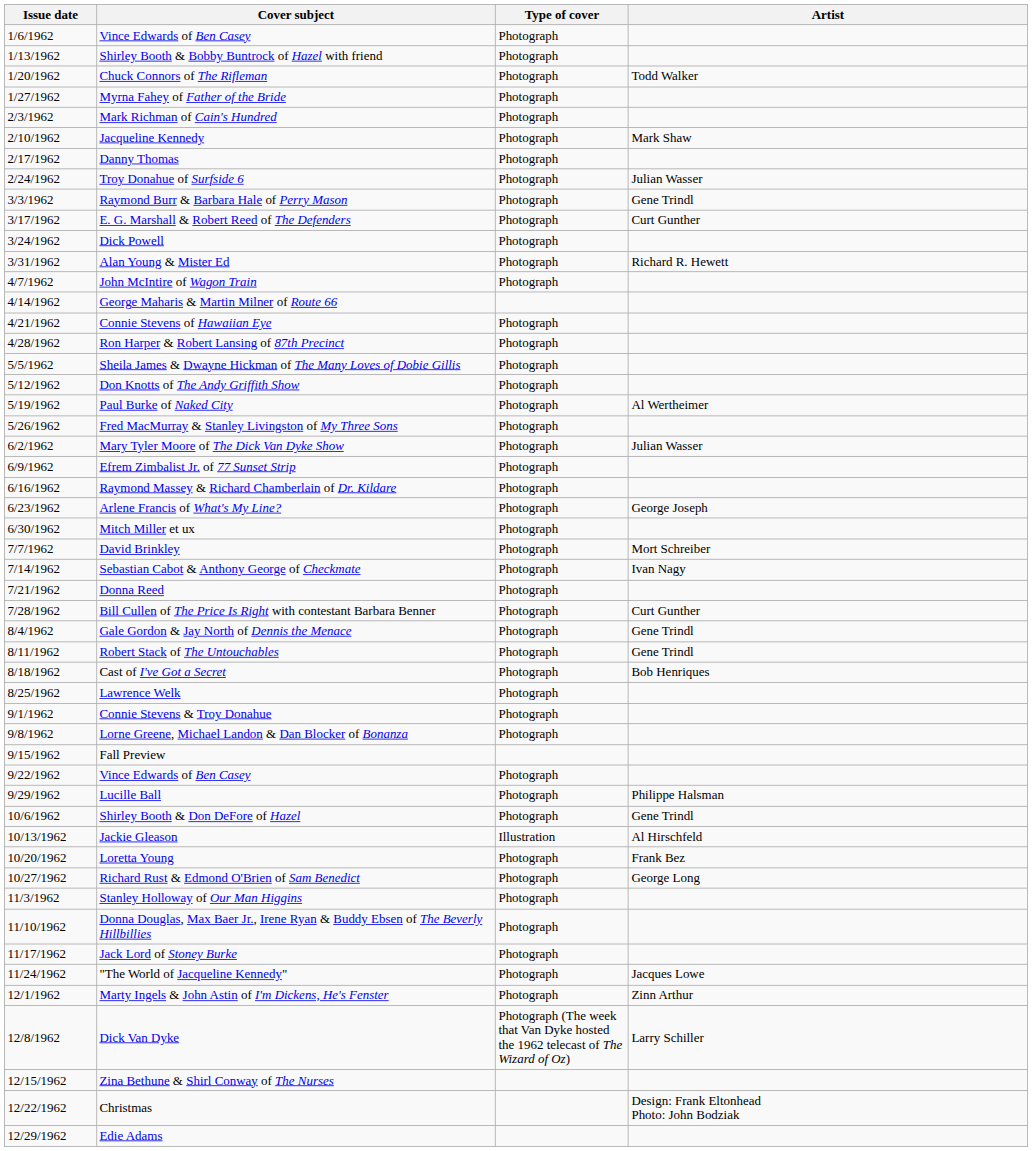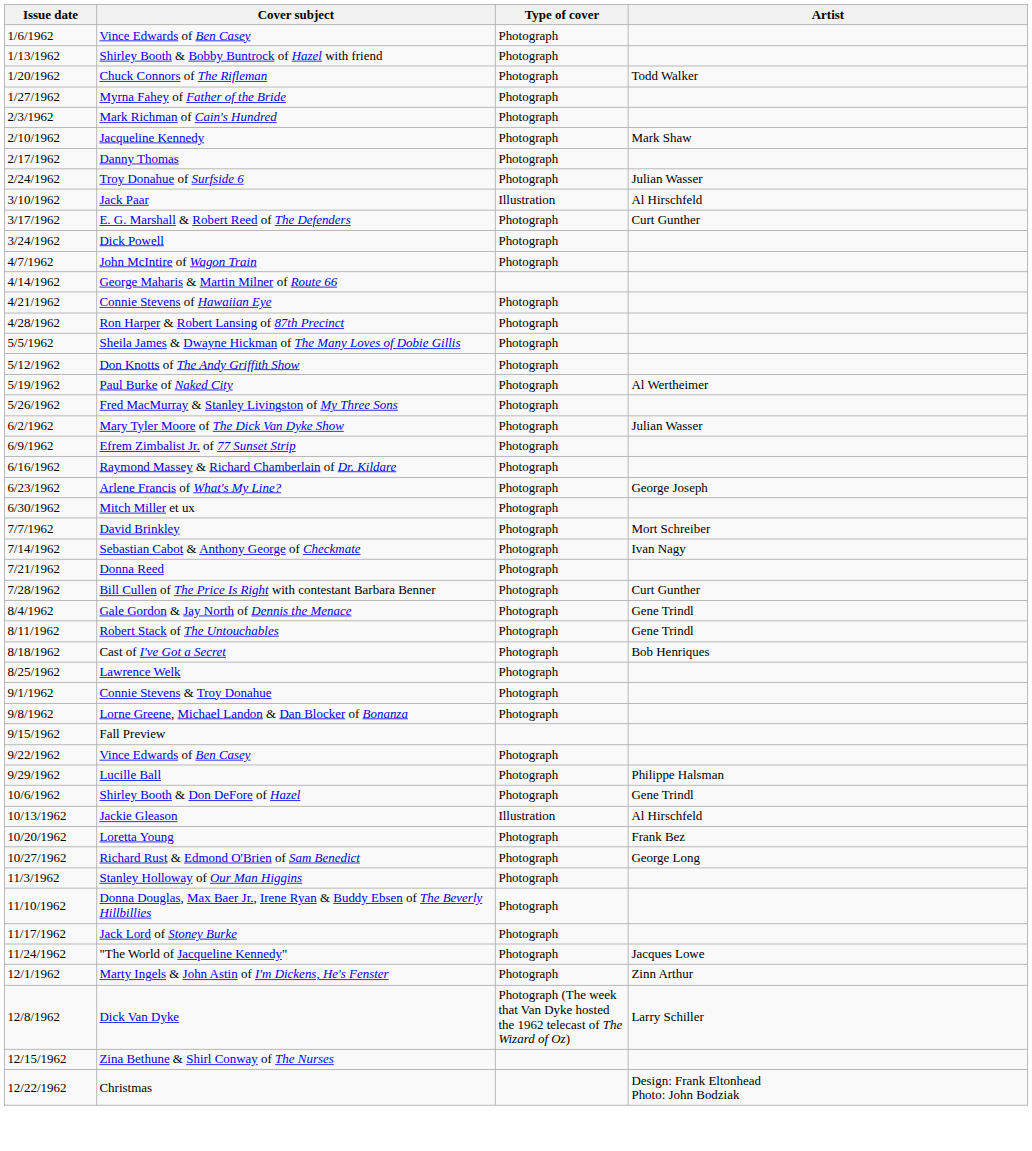- row: (30, 199)
+ row: (34, 199)
- row: (34, 261)
- row: (37, 1135)
